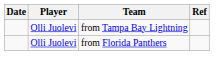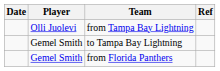+ row: (135, 43)
(53, 43) Olli Juolevi -> (56, 58) Gemel Smith
